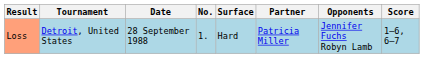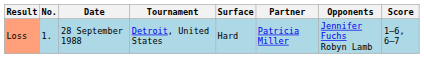columns swapped: (206, 11) <-> (82, 11)
